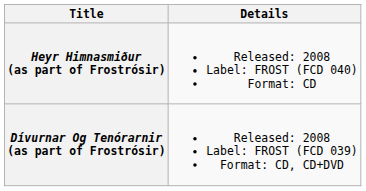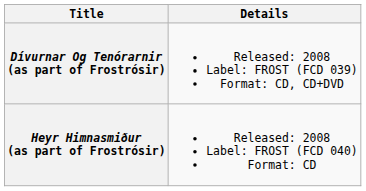rows swapped: (86, 145) <-> (86, 64)
